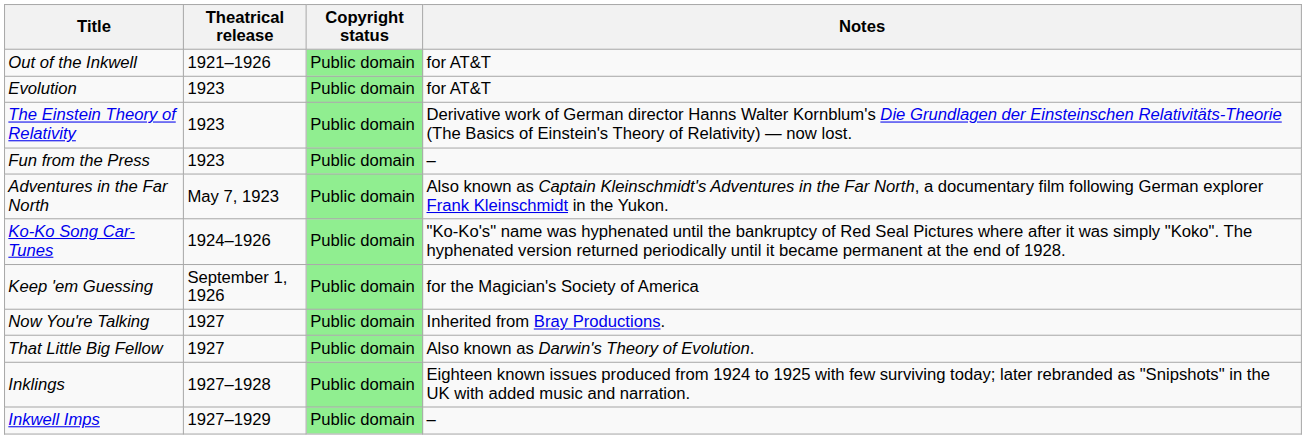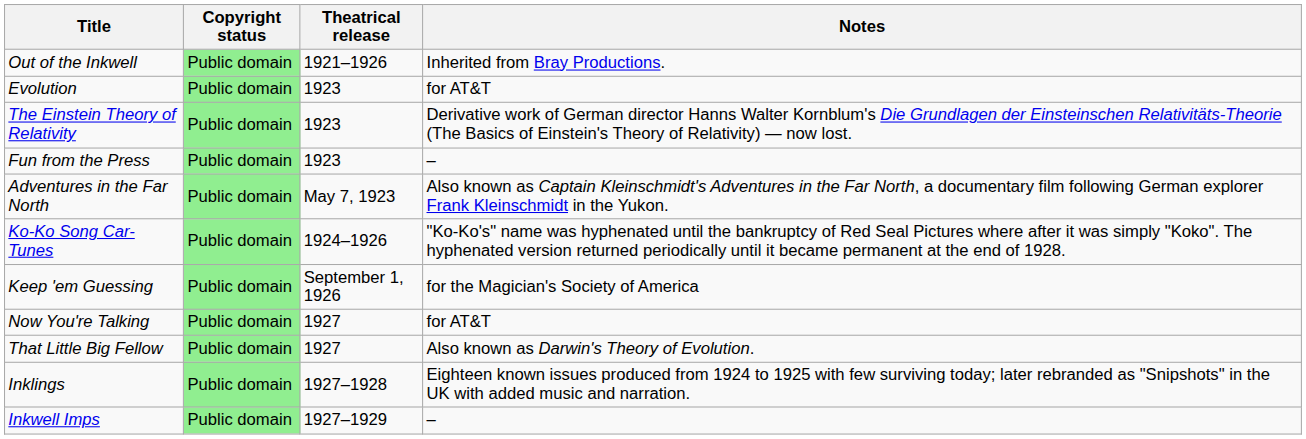columns swapped: (245, 27) <-> (365, 27)
(459, 62) for AT&T -> (546, 62) Inherited from Bray Productions.
(546, 322) Inherited from Bray Productions. -> (459, 322) for AT&T
